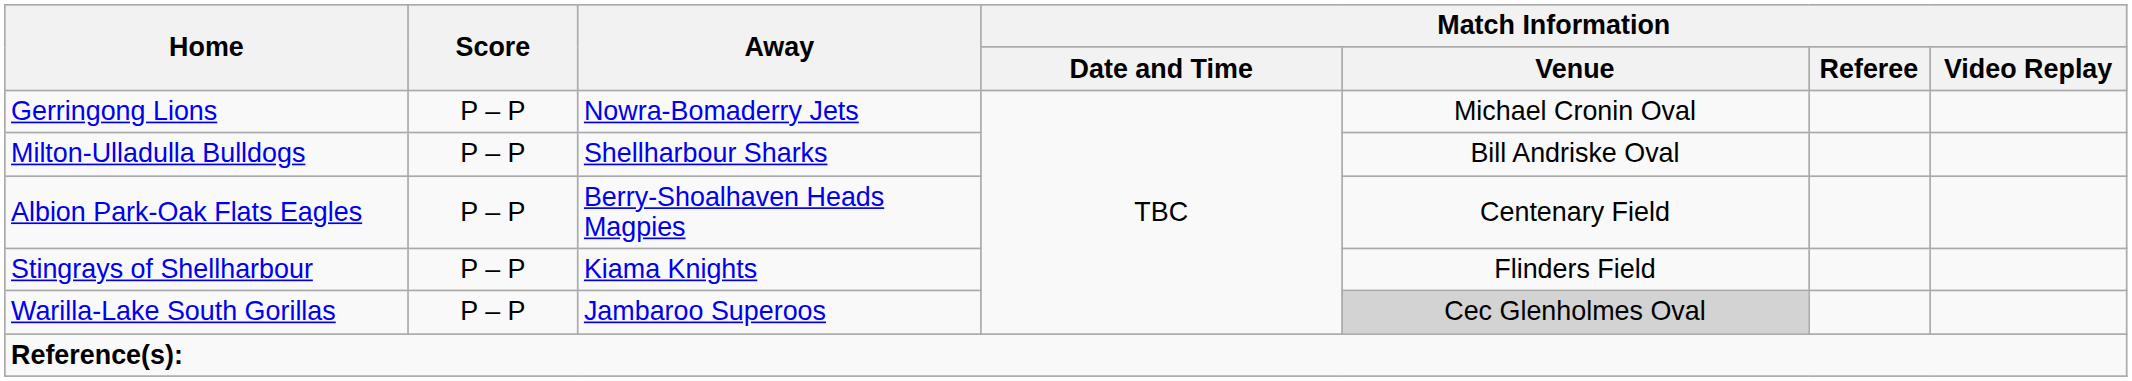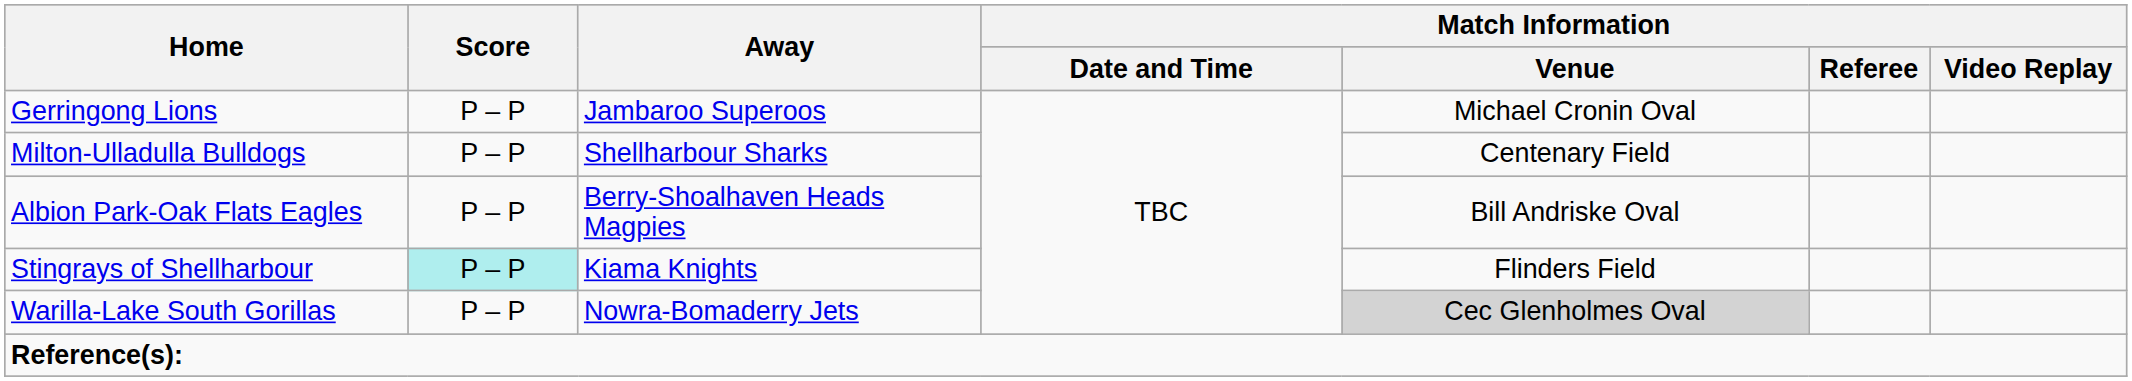(721, 111) Nowra-Bomaderry Jets -> (705, 111) Jambaroo Superoos
(1575, 153) Bill Andriske Oval -> (1575, 153) Centenary Field
(1575, 211) Centenary Field -> (1575, 211) Bill Andriske Oval
(493, 269) no background -> (493, 269) paleturquoise background
(705, 311) Jambaroo Superoos -> (721, 311) Nowra-Bomaderry Jets
